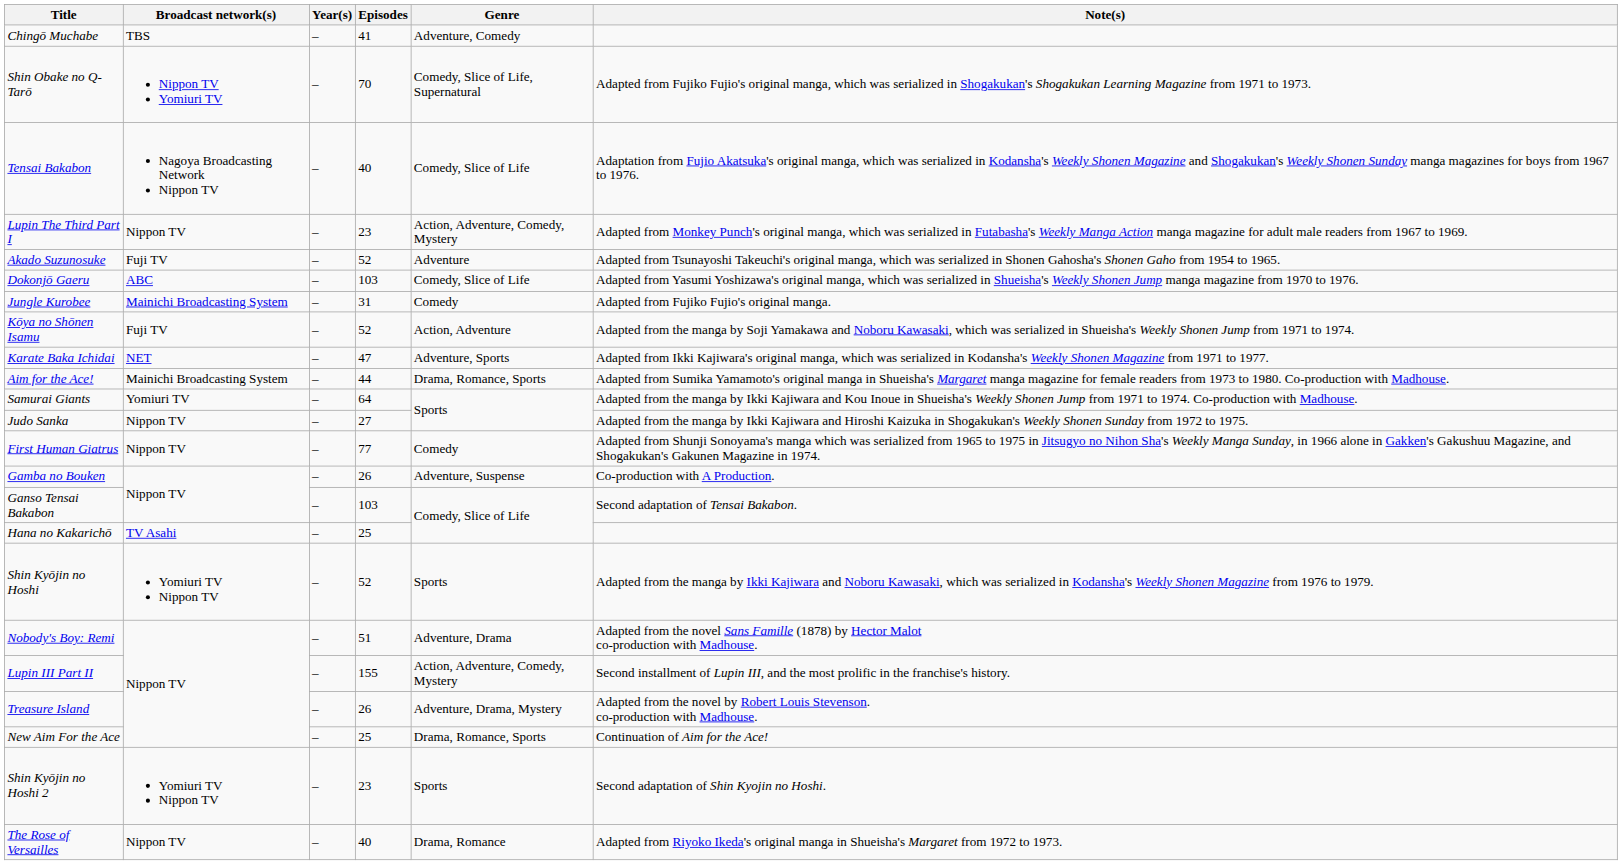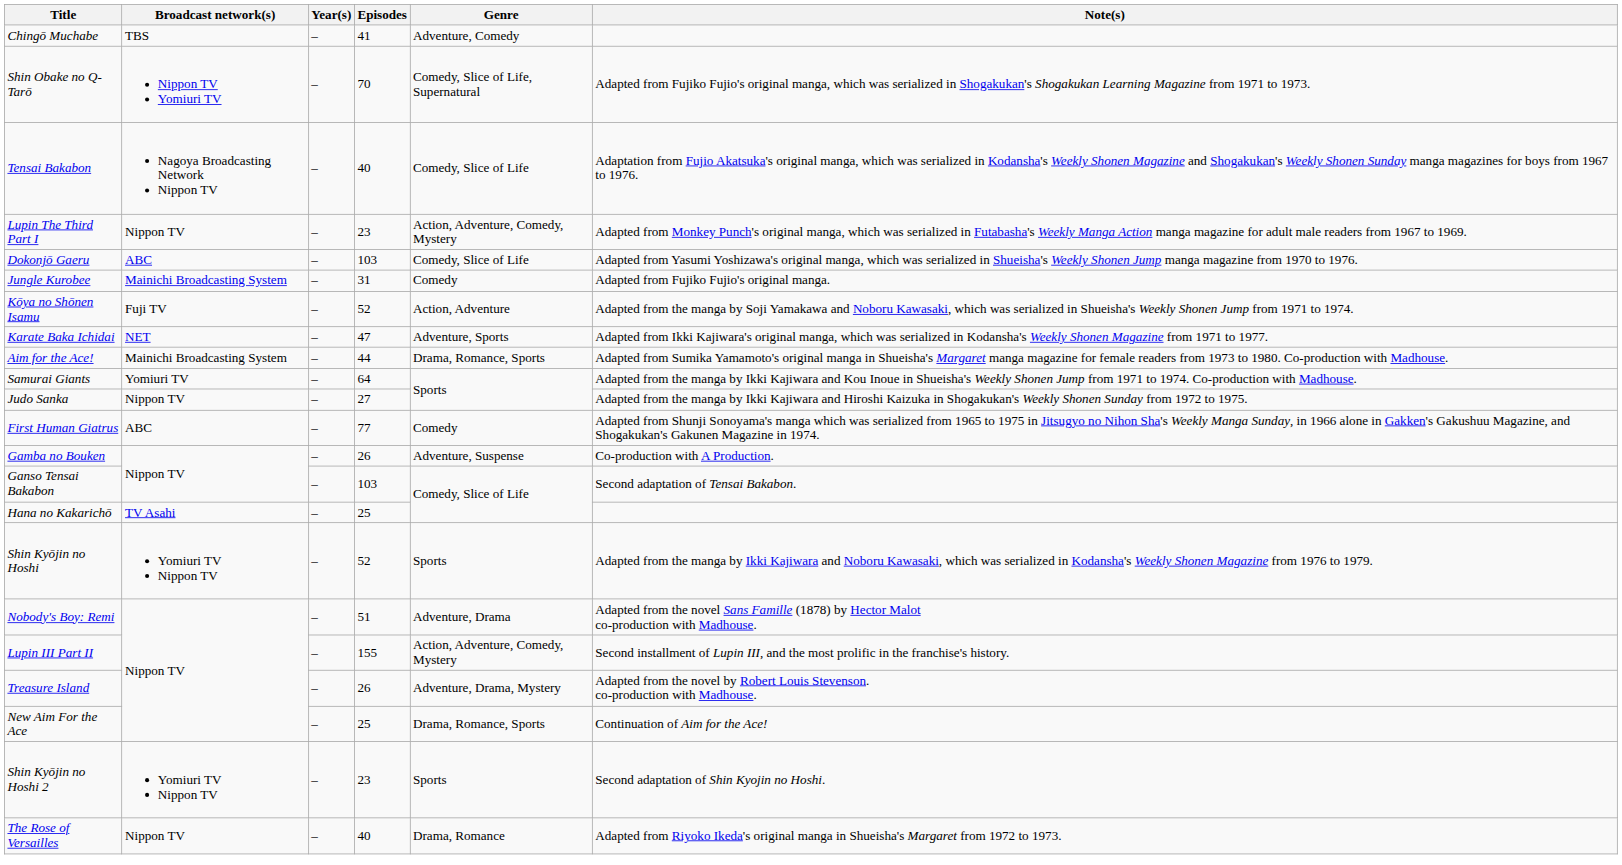- row: (56, 259)
(156, 448) Nippon TV -> (139, 427) ABC
